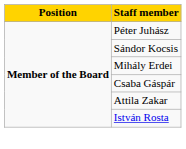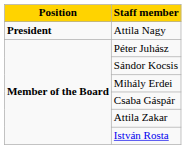+ row: (140, 30)
